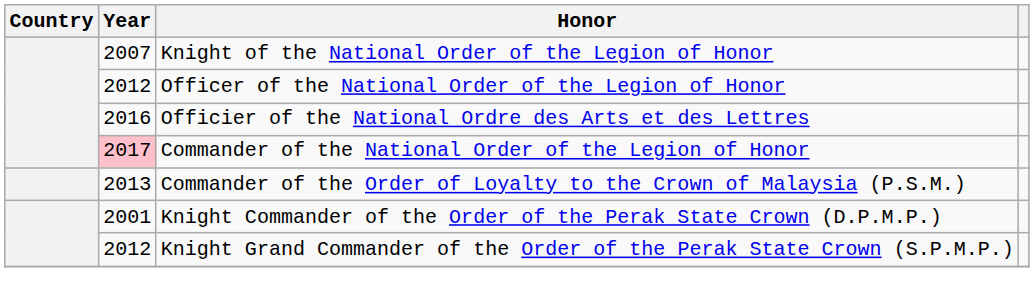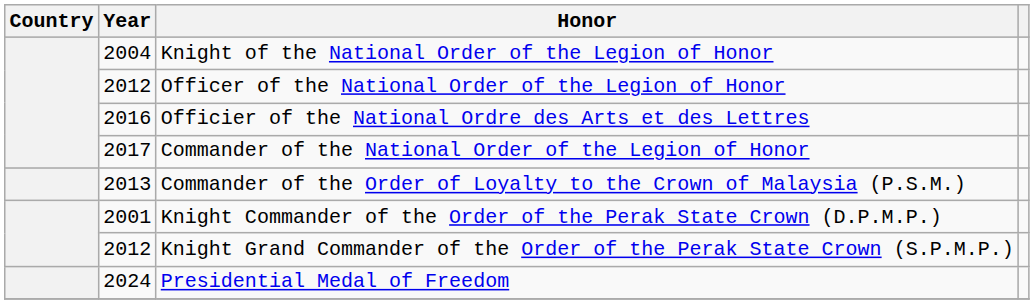(127, 54) 2007 -> (127, 54) 2004
(127, 152) pink background -> (127, 152) no background
+ row: (335, 282)
